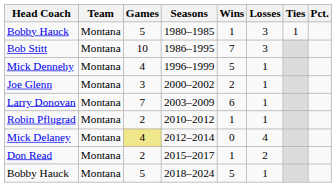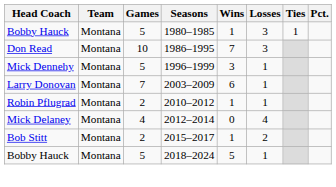(27, 48) Bob Stitt -> (29, 48) Don Read
(142, 66) 4 -> (142, 66) 5
(232, 66) 5 -> (232, 66) 3
- row: (189, 84)
(142, 137) khaki background -> (142, 119) no background
(29, 155) Don Read -> (27, 137) Bob Stitt
